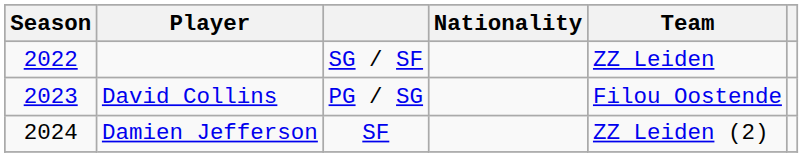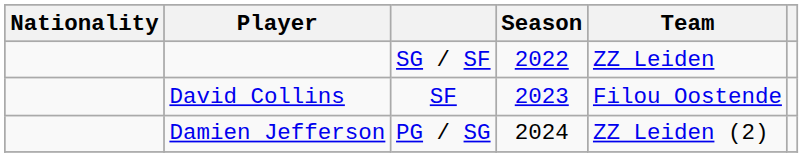columns swapped: (51, 23) <-> (508, 23)
(376, 97) PG / SG -> (443, 97) SF
(376, 133) SF -> (443, 133) PG / SG
